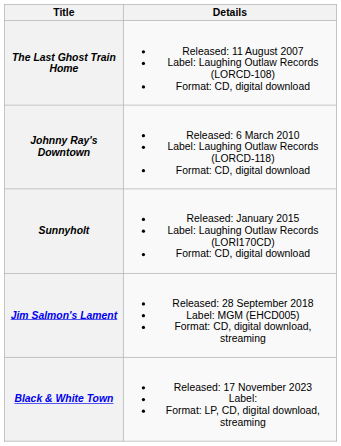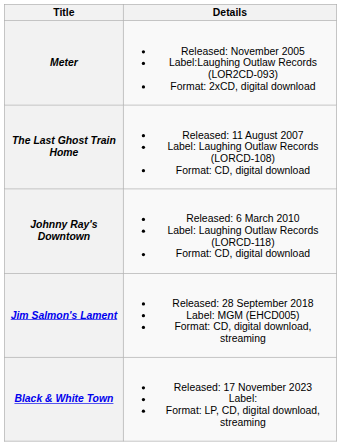+ row: (64, 63)
- row: (64, 231)
